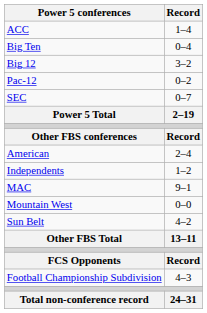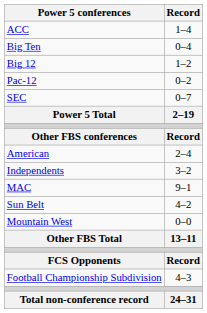(183, 64) 3–2 -> (183, 64) 1–2
(183, 170) 1–2 -> (183, 170) 3–2
rows swapped: (39, 204) <-> (25, 221)
